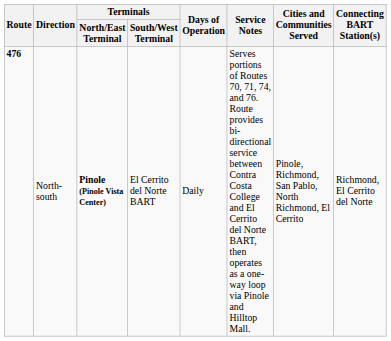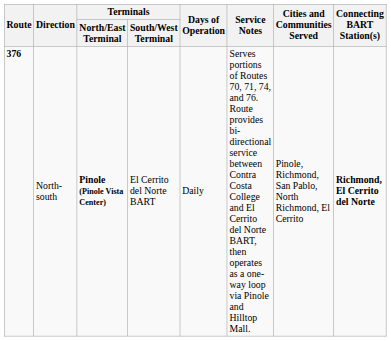(19, 54) 476 -> (19, 54) 376
(358, 191) normal -> (359, 191) bold
